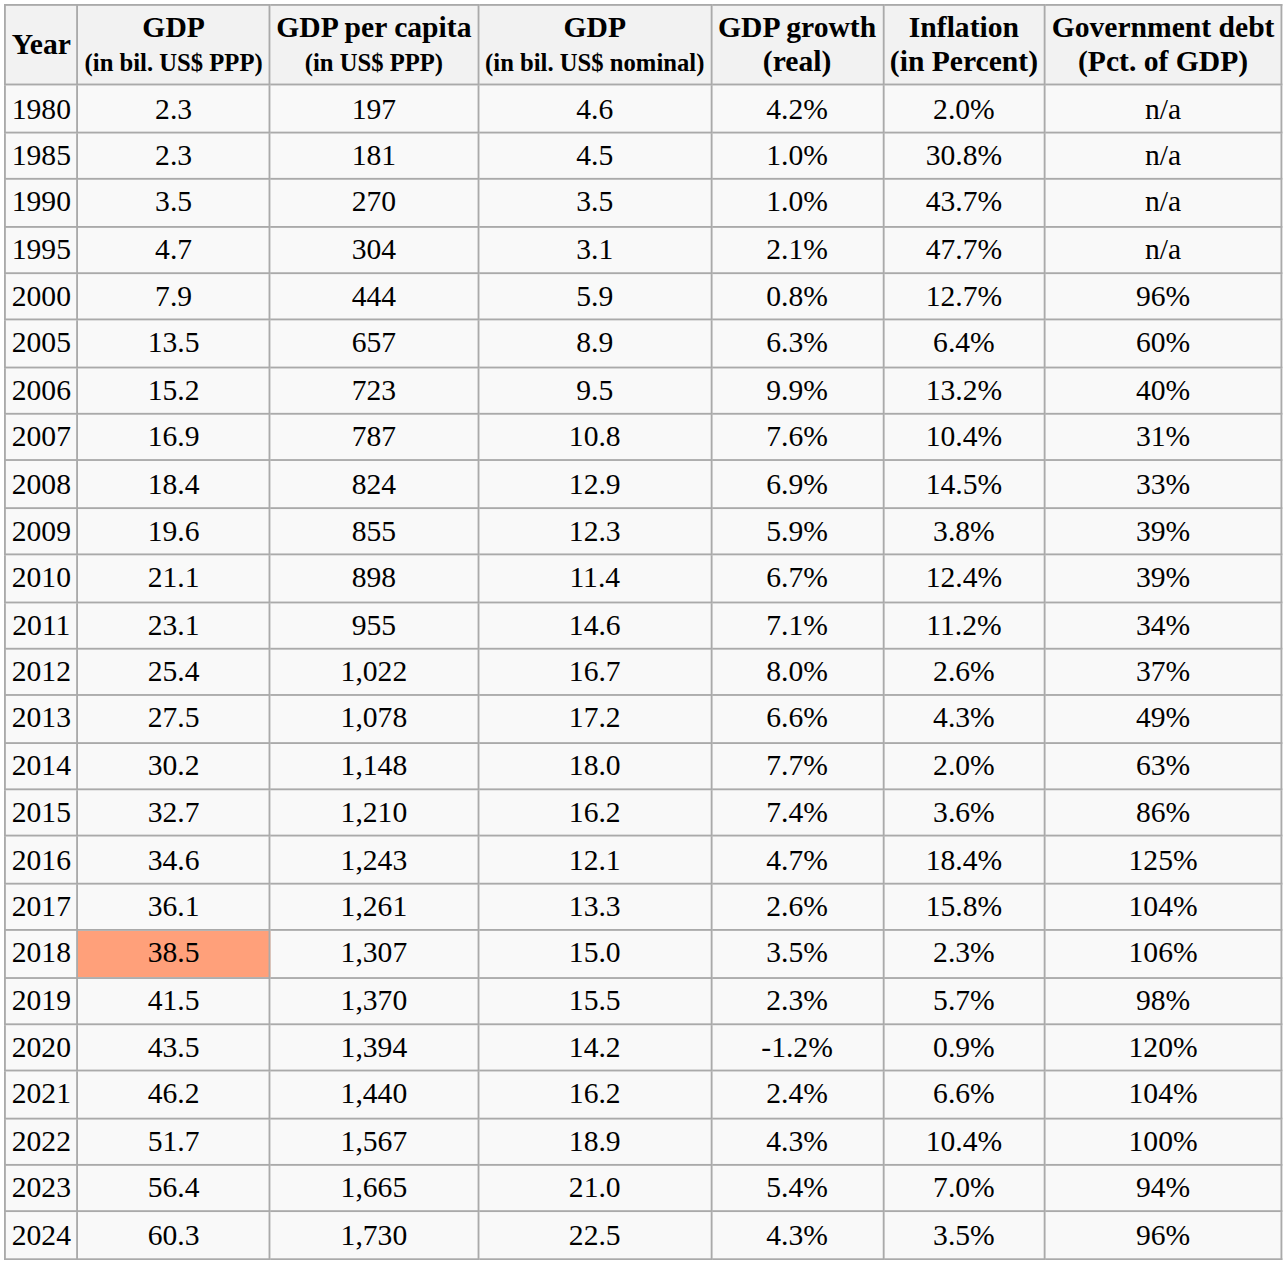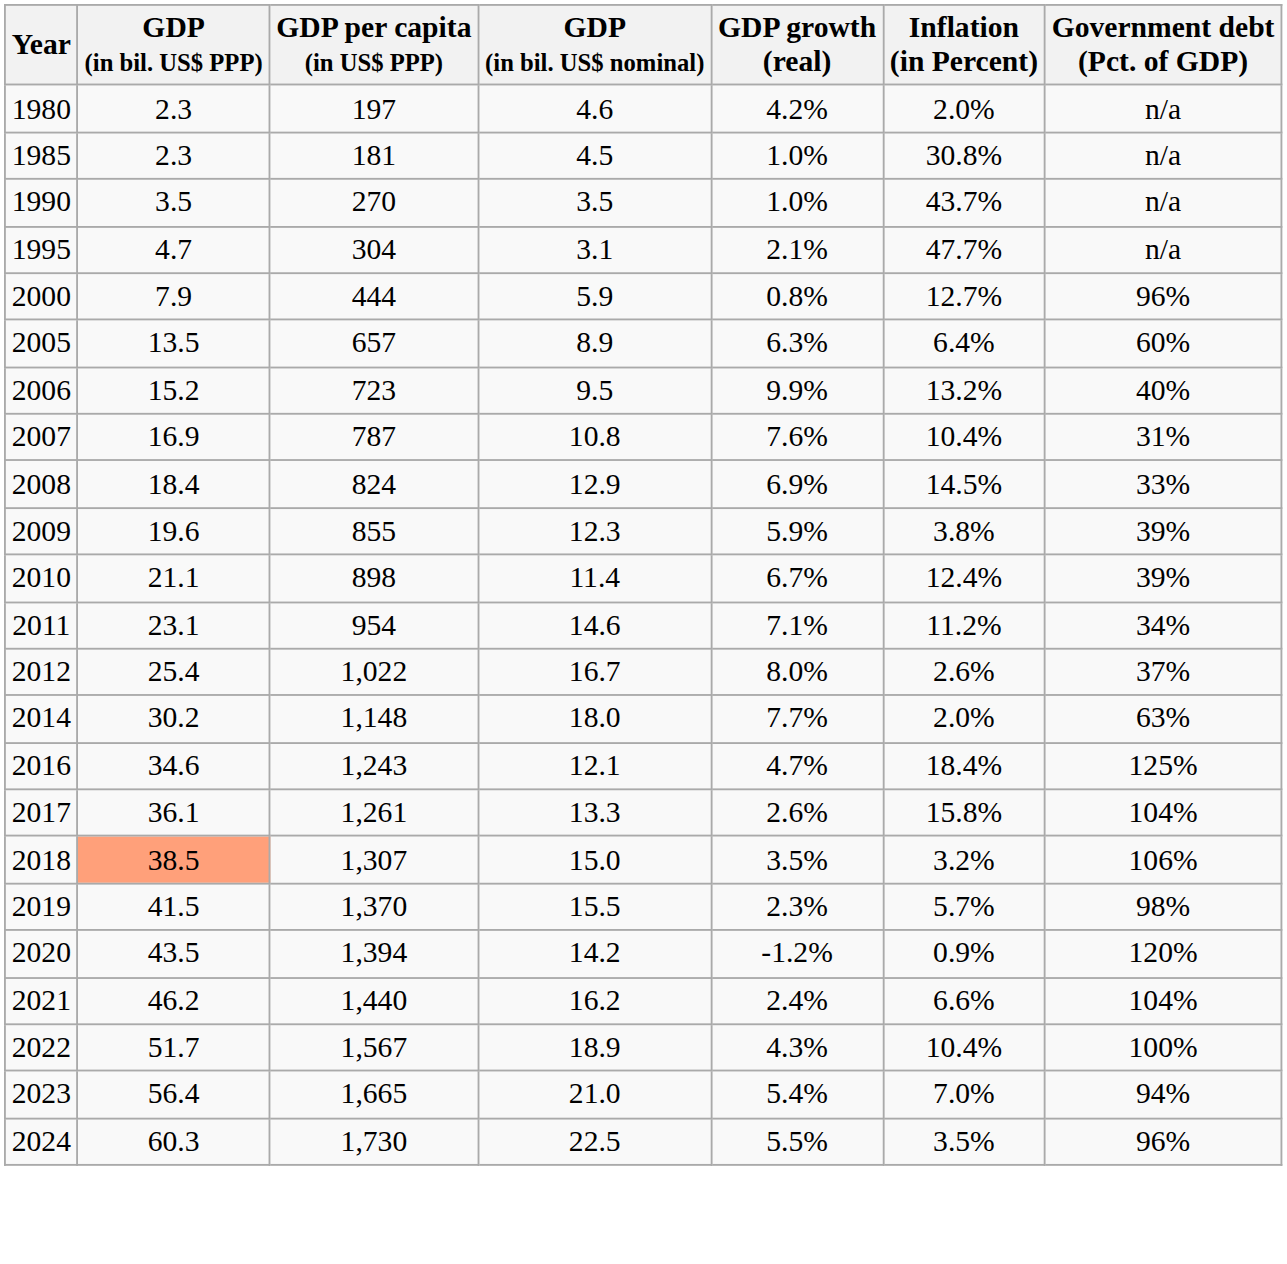(374, 624) 955 -> (374, 624) 954
- row: (41, 718)
- row: (41, 812)
(964, 953) 2.3% -> (964, 859) 3.2%
(797, 1234) 4.3% -> (797, 1140) 5.5%
